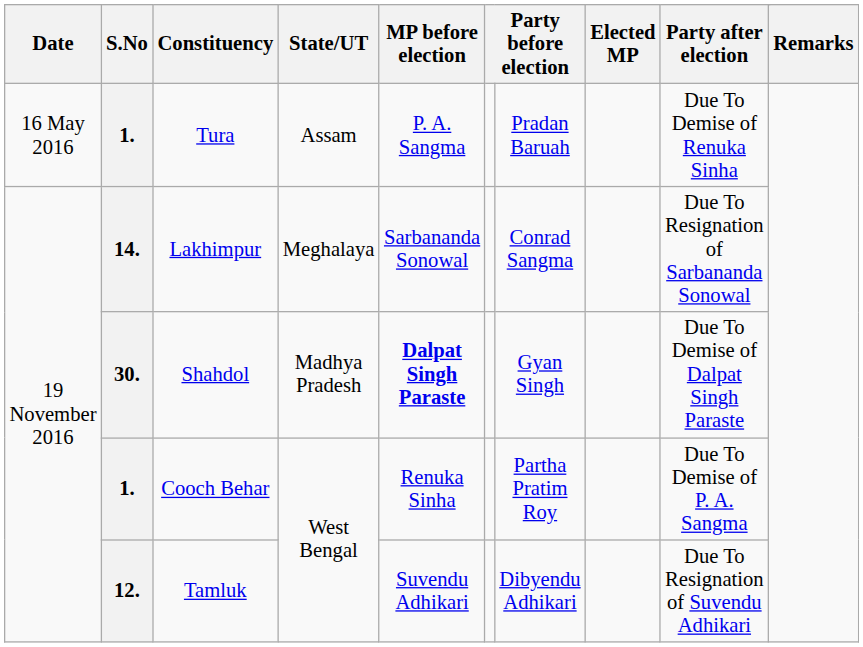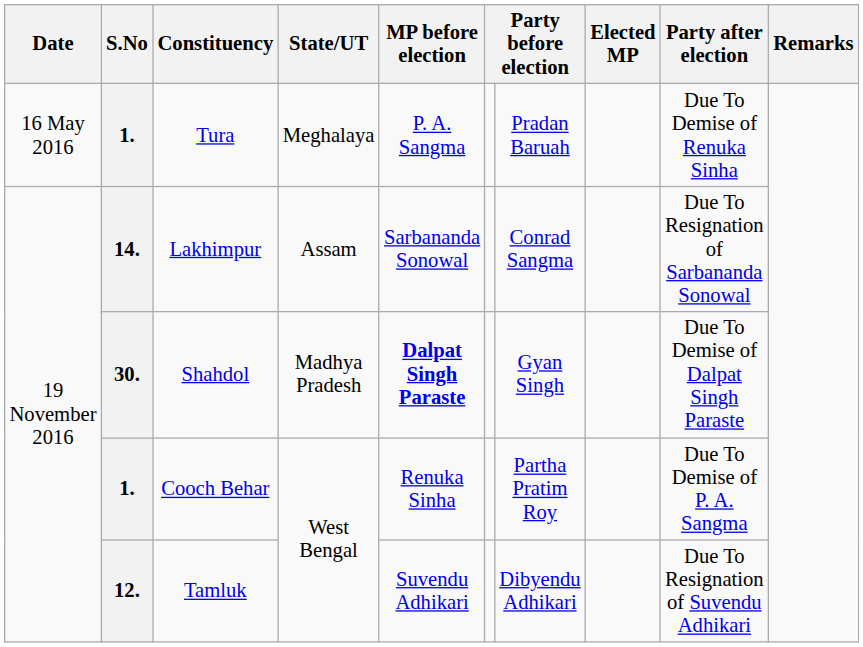(329, 134) Assam -> (329, 134) Meghalaya
(329, 248) Meghalaya -> (329, 248) Assam
